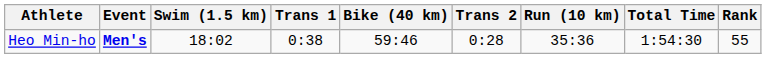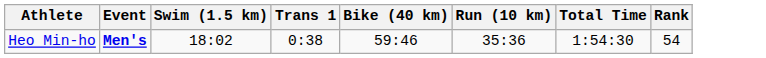- column: (486, 17)
(740, 41) 55 -> (671, 41) 54
